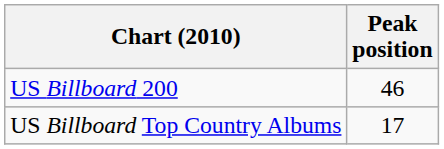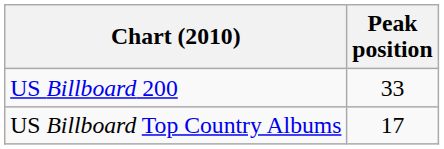(392, 87) 46 -> (392, 87) 33
